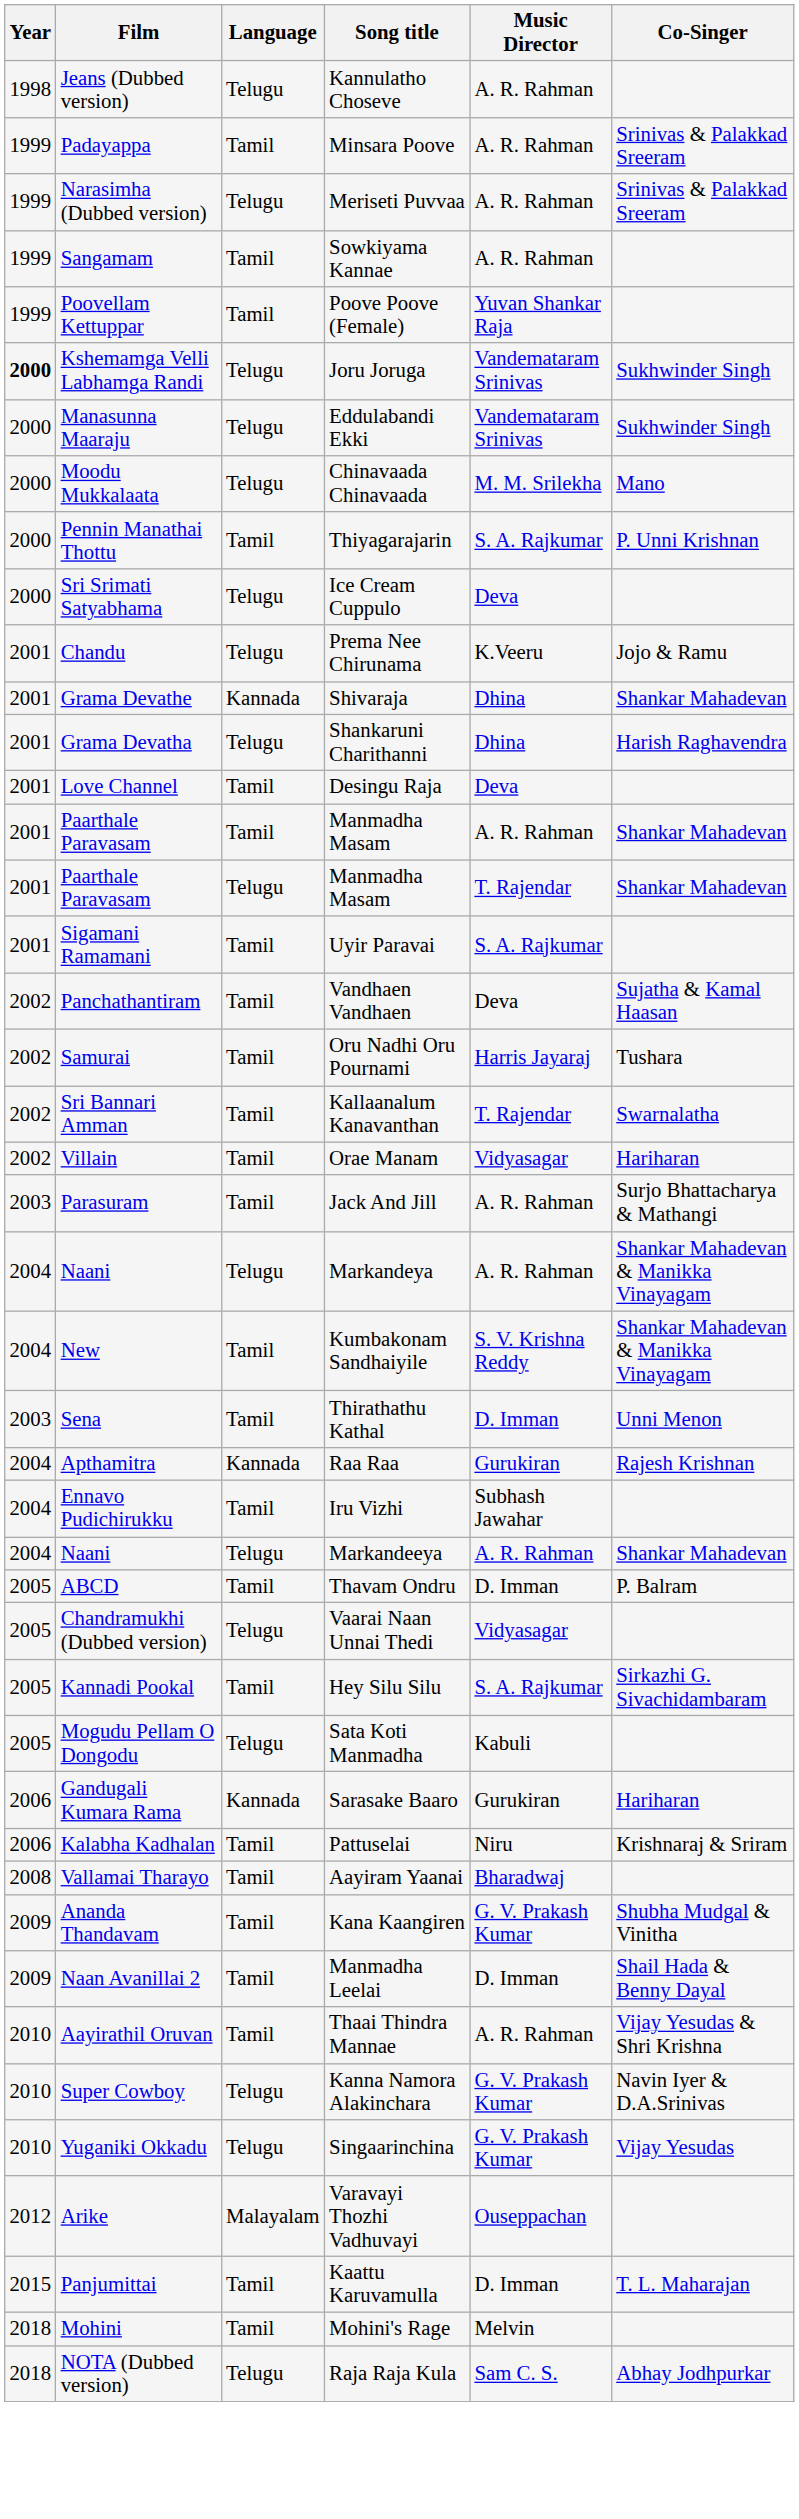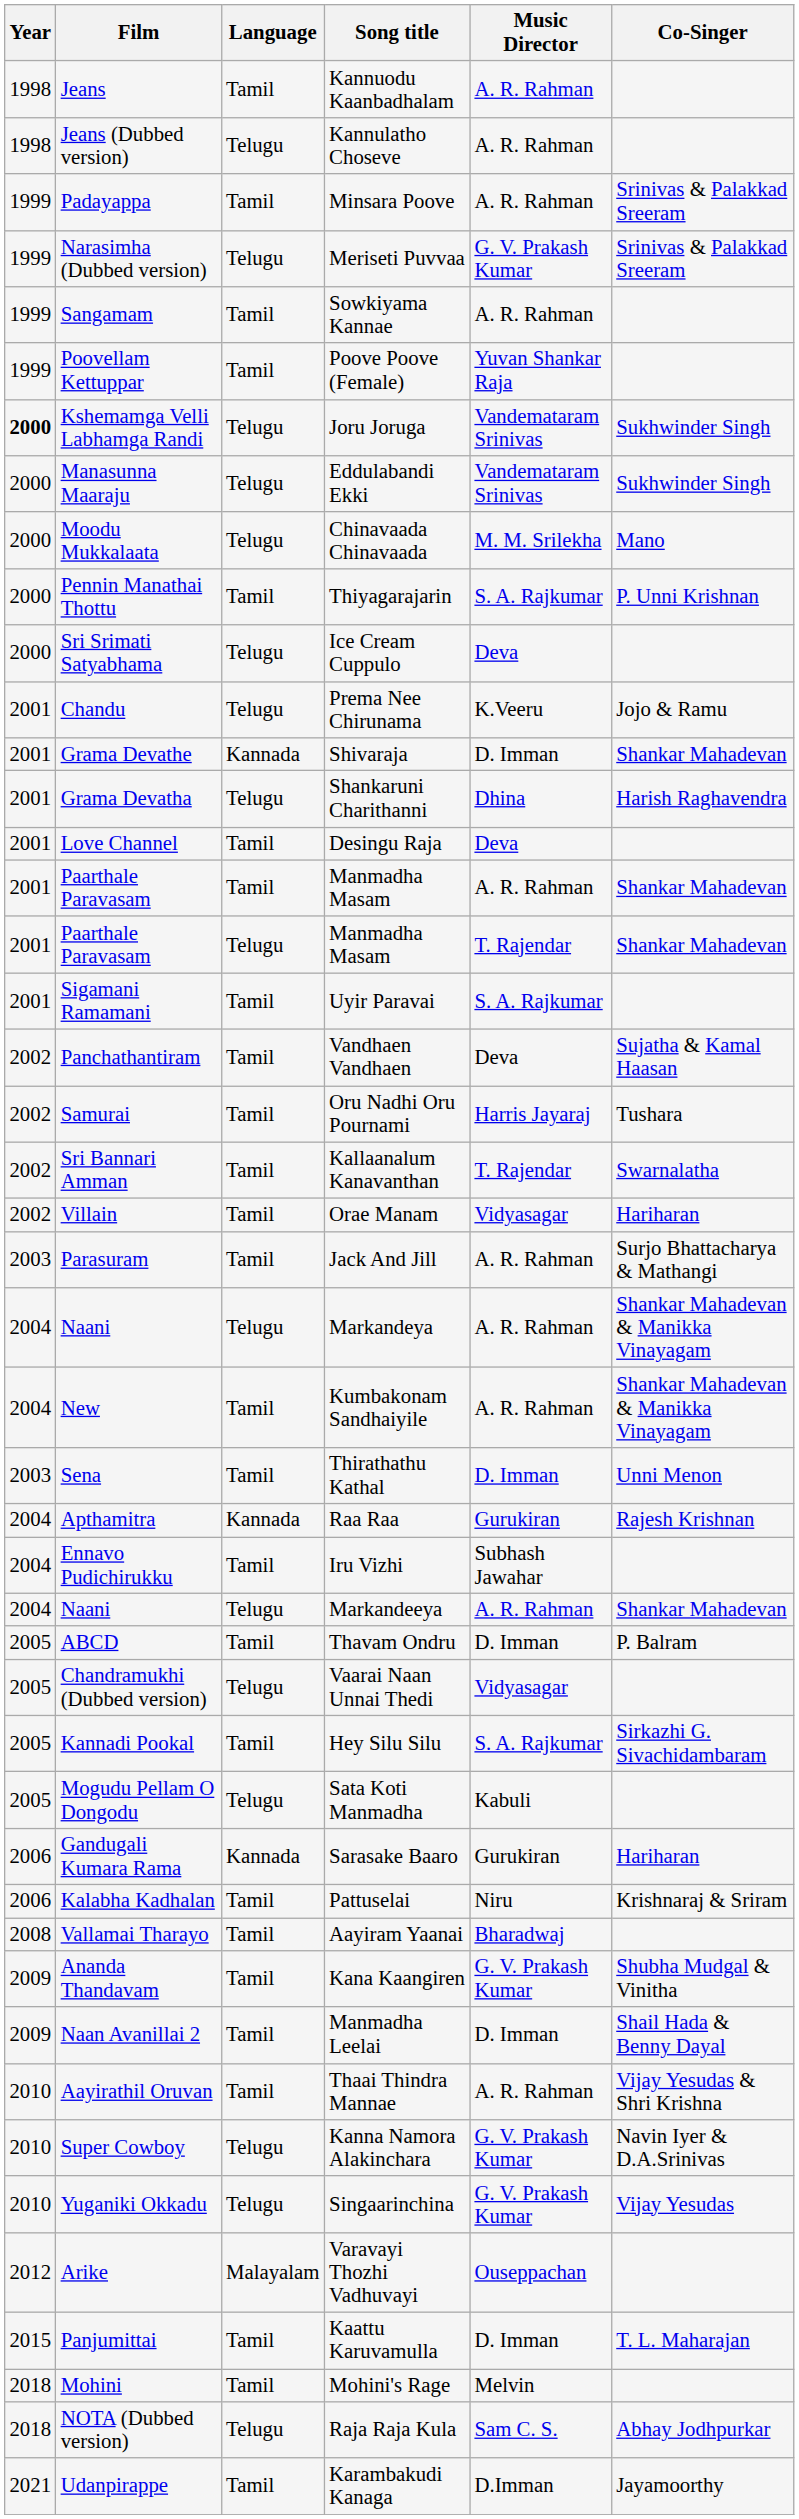+ row: (250, 89)
(534, 201) A. R. Rahman -> (531, 258) G. V. Prakash Kumar
(500, 697) Dhina -> (517, 754) D. Imman
(530, 1350) S. V. Krishna Reddy -> (534, 1407) A. R. Rahman
+ row: (250, 2486)
